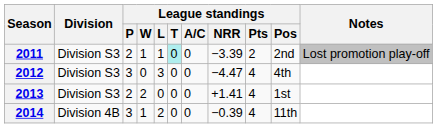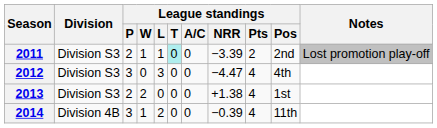(227, 93) +1.41 -> (227, 93) +1.38
